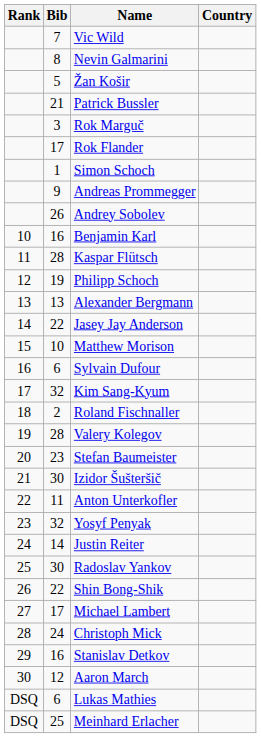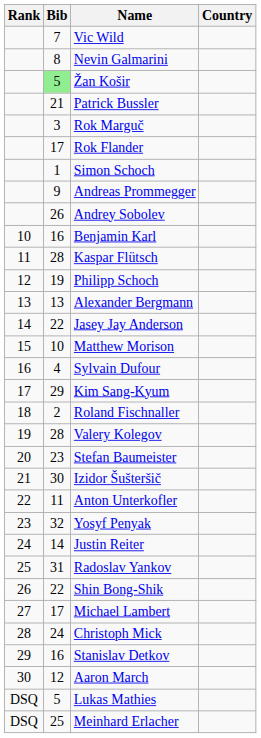(57, 81) no background -> (57, 81) lightgreen background
(57, 368) 6 -> (57, 368) 4
(57, 390) 32 -> (57, 390) 29
(57, 567) 30 -> (57, 567) 31
(57, 699) 6 -> (57, 699) 5
